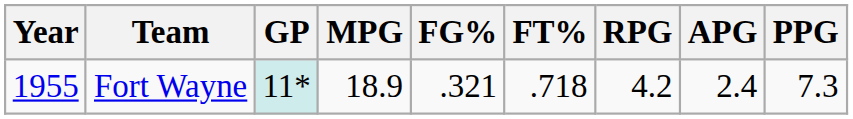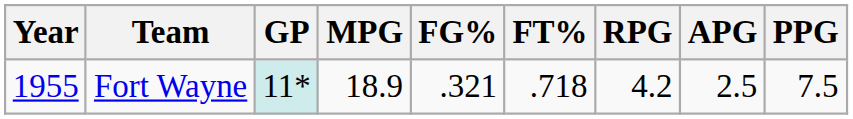(737, 86) 2.4 -> (737, 86) 2.5
(818, 86) 7.3 -> (818, 86) 7.5
